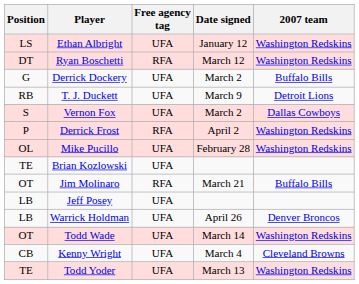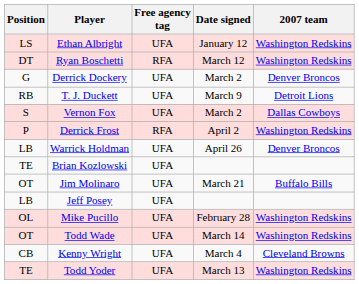(304, 78) Buffalo Bills -> (304, 78) Denver Broncos
rows swapped: (90, 218) <-> (90, 148)
(162, 183) RFA -> (162, 183) UFA
